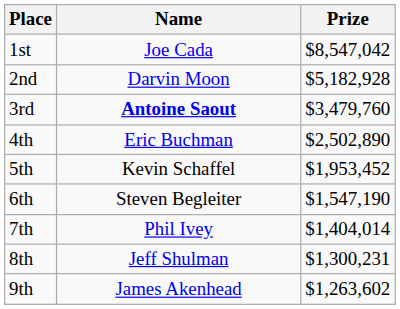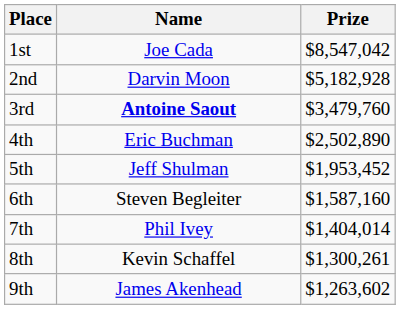(179, 169) Kevin Schaffel -> (179, 169) Jeff Shulman
(348, 199) $1,547,190 -> (348, 199) $1,587,160
(179, 259) Jeff Shulman -> (179, 259) Kevin Schaffel
(348, 259) $1,300,231 -> (348, 259) $1,300,261
